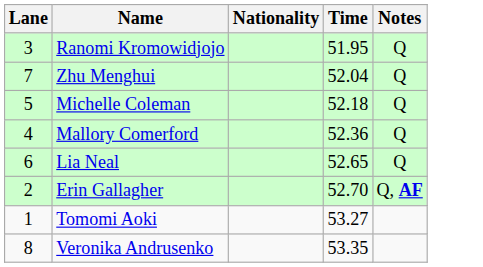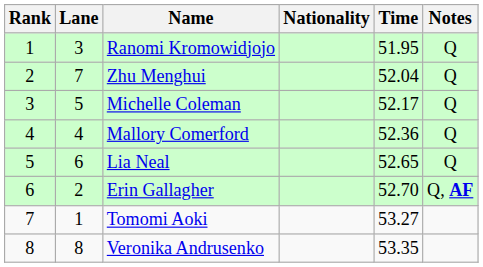+ column: (30, 18)
(348, 104) 52.18 -> (398, 104) 52.17
